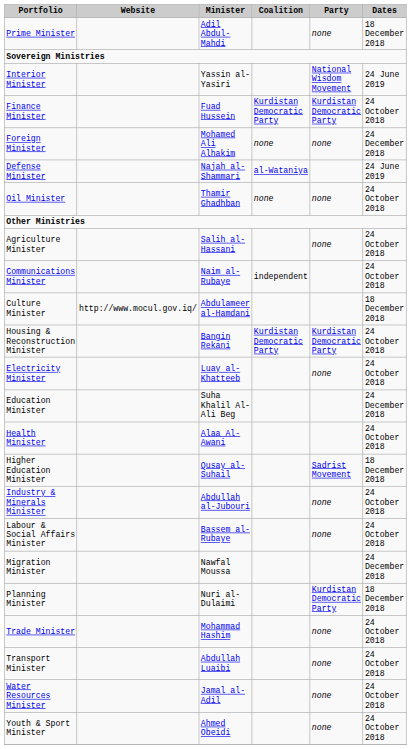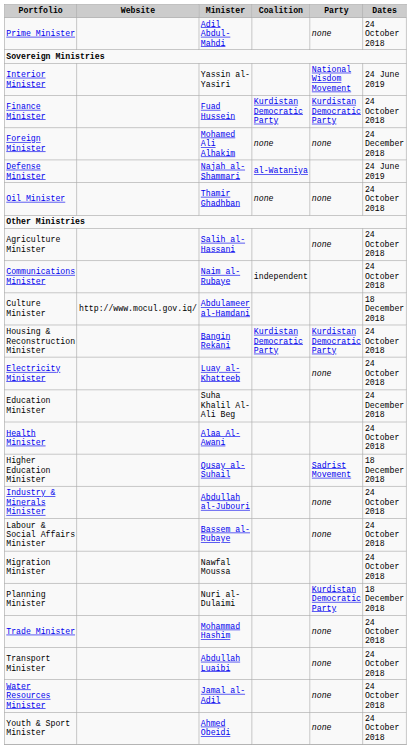(385, 34) 18 December 2018 -> (382, 34) 24 October 2018
(385, 567) 24 December 2018 -> (382, 567) 24 October 2018
